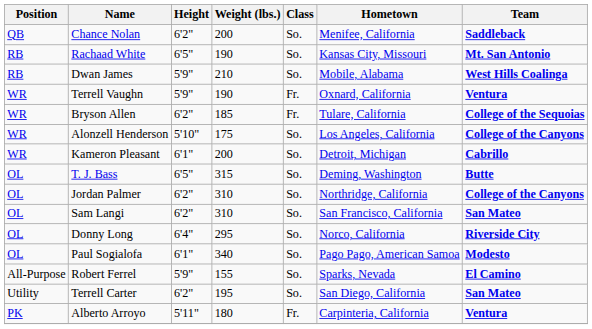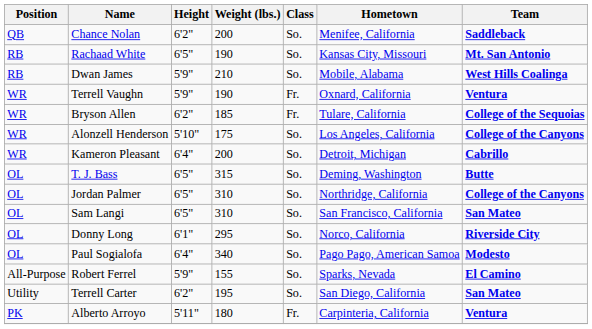(184, 154) 6'1" -> (184, 154) 6'4"
(184, 194) 6'2" -> (184, 194) 6'5"
(184, 214) 6'2" -> (184, 214) 6'5"
(184, 234) 6'4" -> (184, 234) 6'1"
(184, 254) 6'1" -> (184, 254) 6'4"
